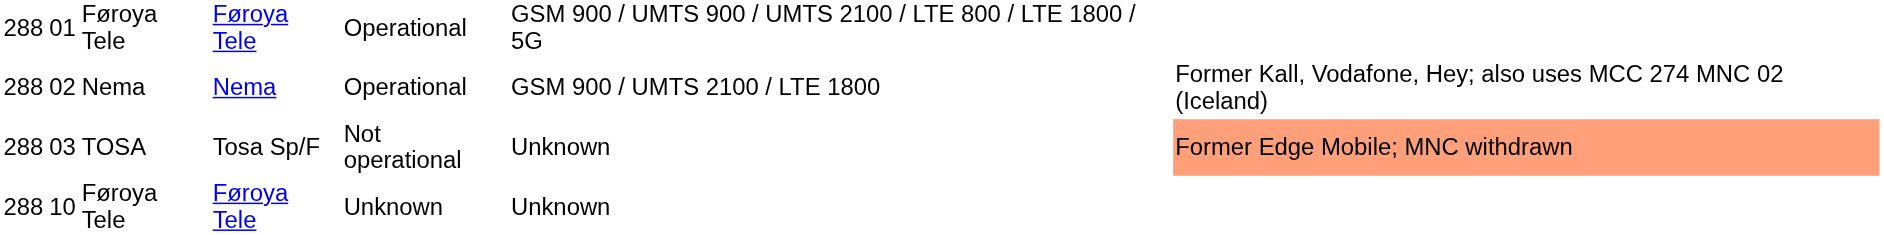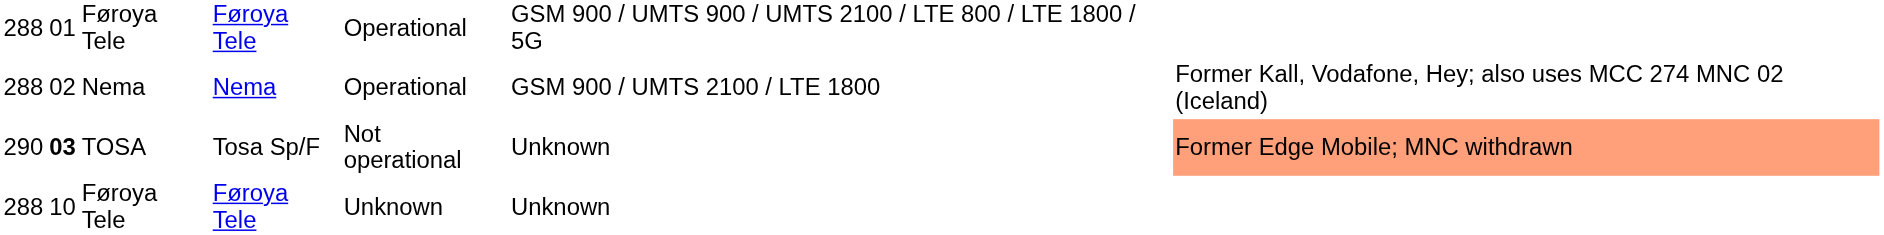(23, 147) 288 -> (23, 147) 290
(62, 147) normal -> (62, 147) bold
